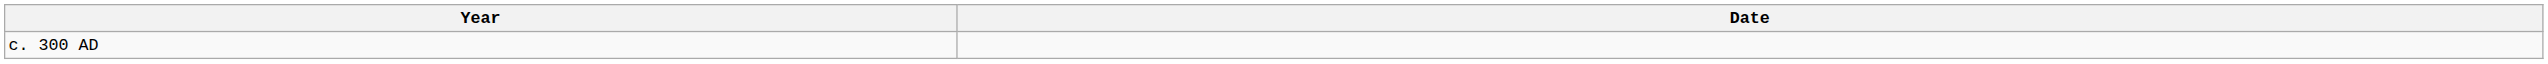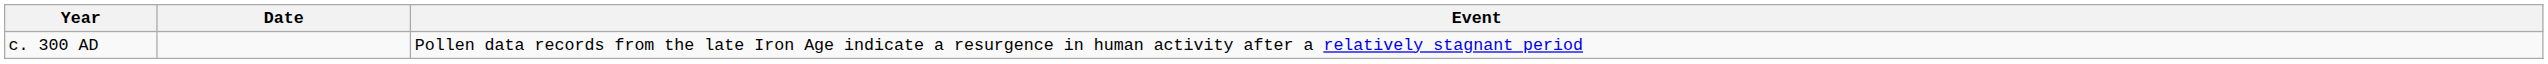+ column: (1477, 18)
